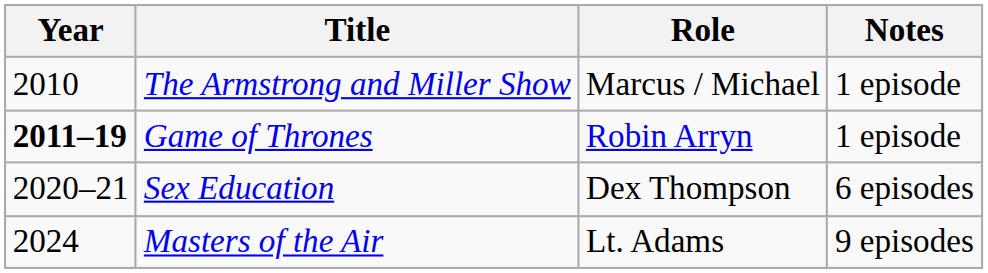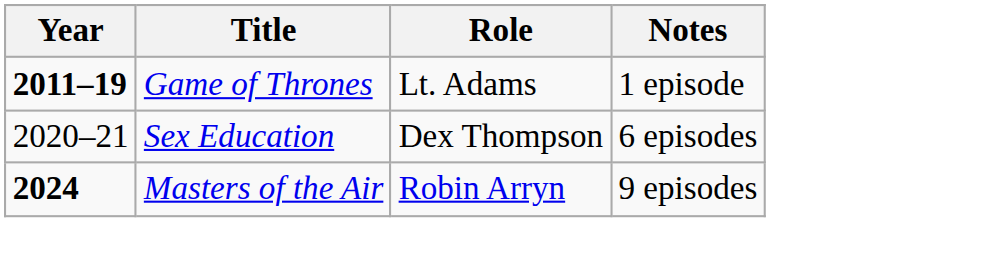- row: (357, 83)
(669, 135) Robin Arryn -> (468, 83) Lt. Adams
(46, 240) normal -> (46, 188) bold
(655, 240) Lt. Adams -> (482, 188) Robin Arryn
